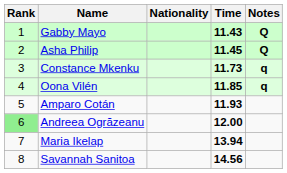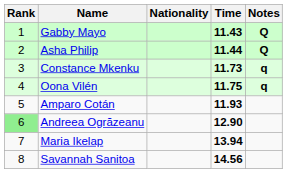(228, 50) 11.45 -> (228, 50) 11.44
(228, 86) 11.85 -> (228, 86) 11.75
(228, 123) 12.00 -> (228, 123) 12.90
